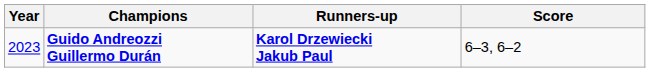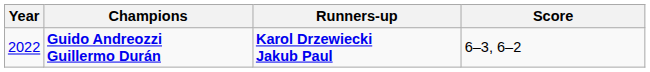(24, 47) 2023 -> (24, 47) 2022
